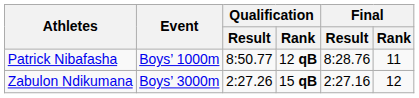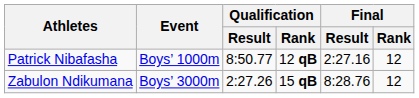(347, 60) 8:28.76 -> (347, 60) 2:27.16
(394, 60) 11 -> (394, 60) 12
(347, 82) 2:27.16 -> (347, 82) 8:28.76
